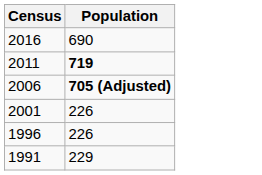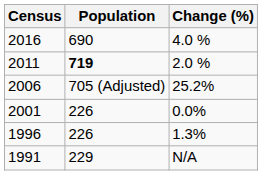+ column: (213, 16)
(120, 87) bold -> (117, 87) normal
